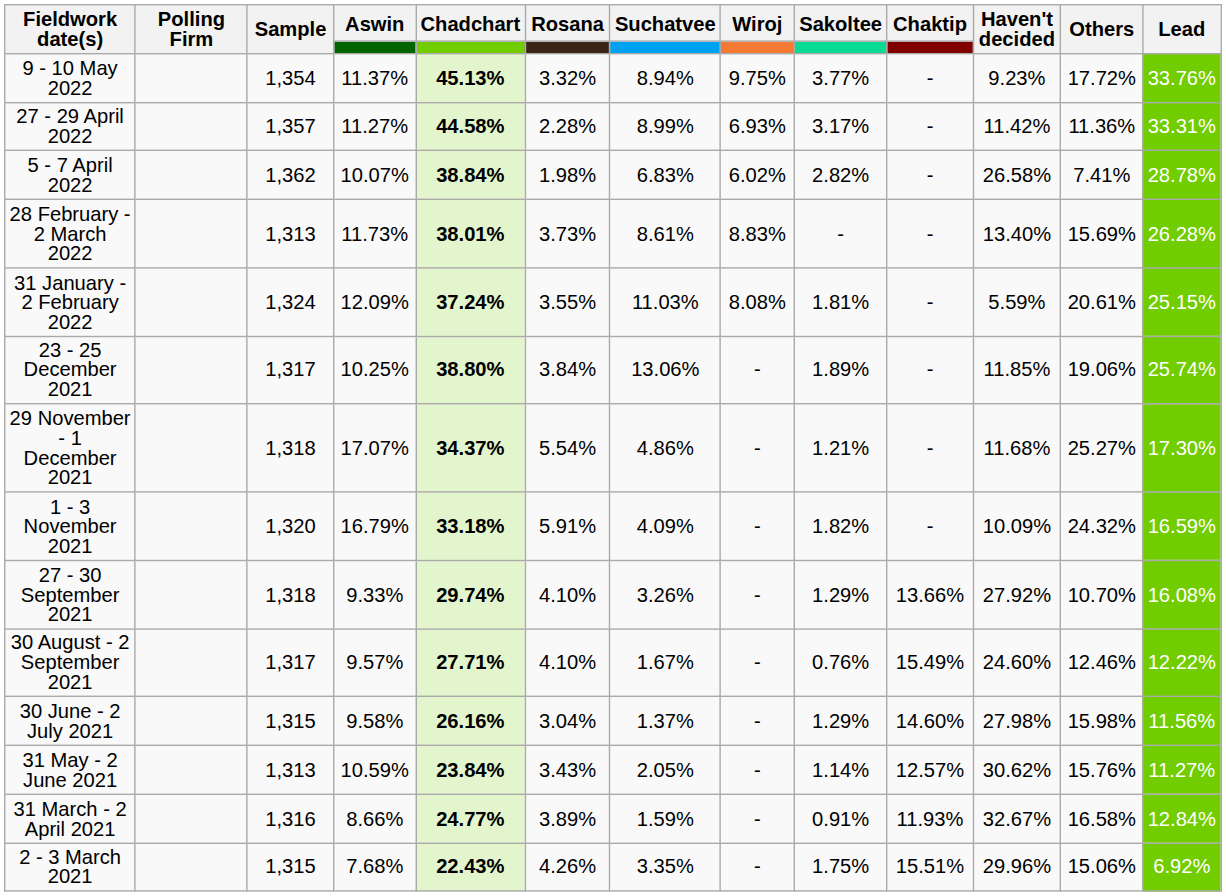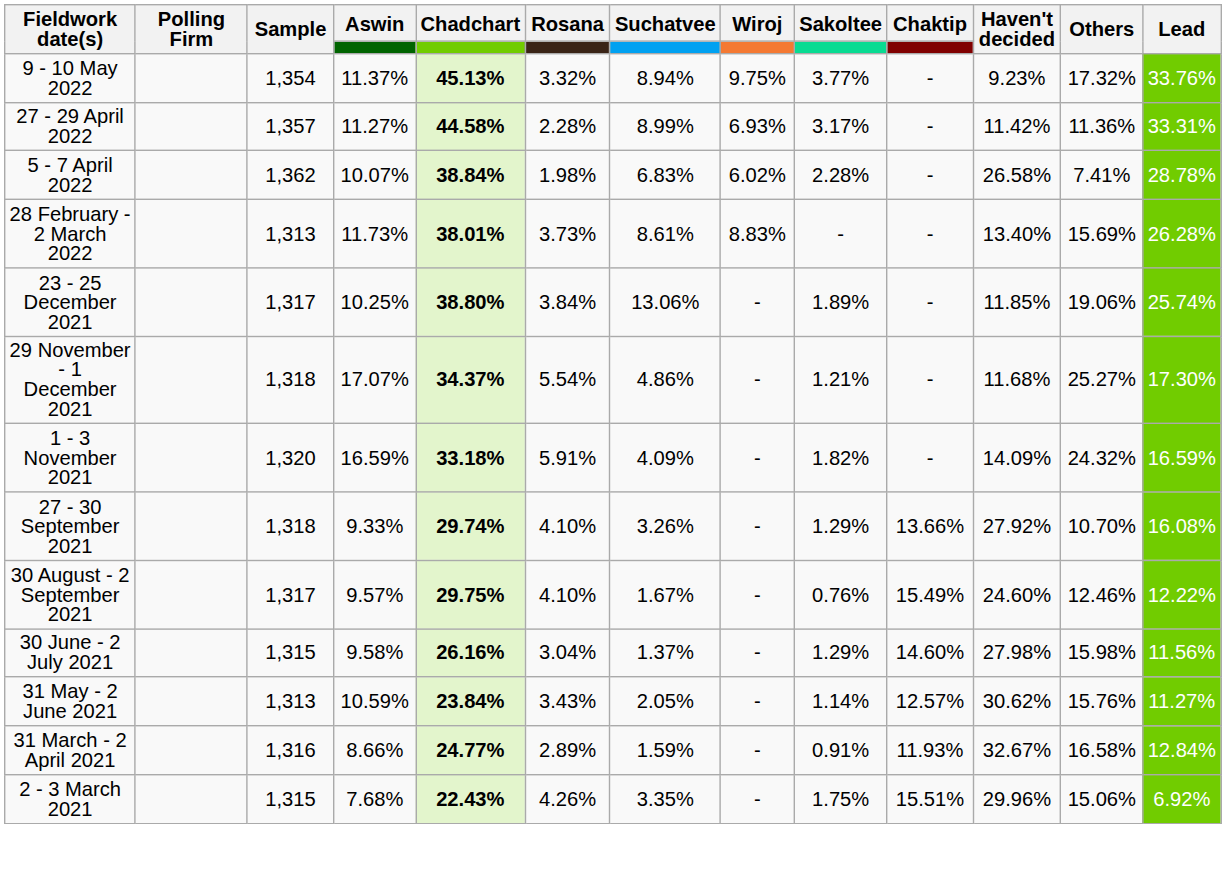(1102, 78) 17.72% -> (1102, 78) 17.32%
(841, 175) 2.82% -> (841, 175) 2.28%
- row: (70, 302)
(375, 526) 16.79% -> (375, 458) 16.59%
(1017, 526) 10.09% -> (1017, 458) 14.09%
(470, 663) 27.71% -> (470, 595) 29.75%
(568, 819) 3.89% -> (568, 750) 2.89%
